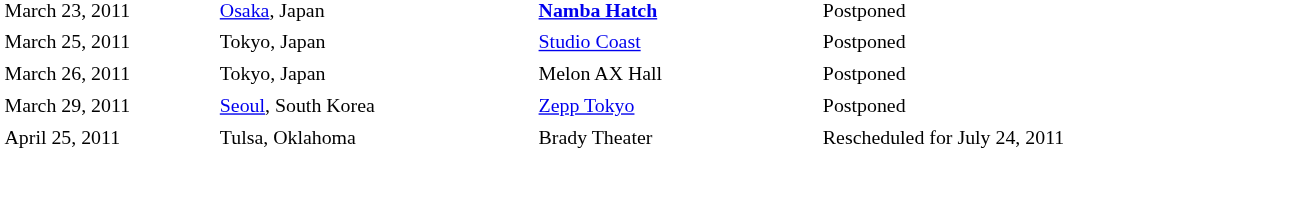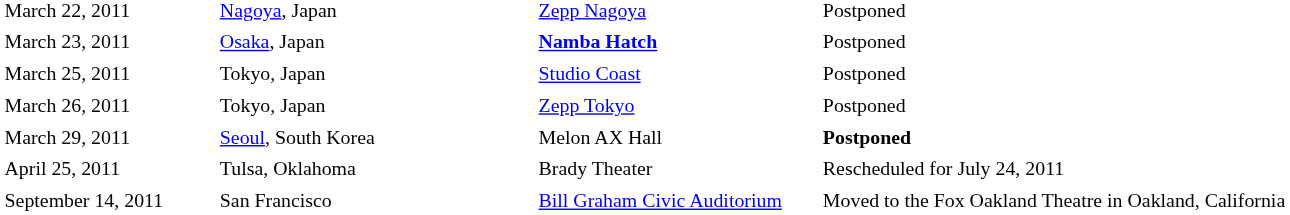+ row: (67, 10)
(600, 73) Melon AX Hall -> (587, 105) Zepp Tokyo
(587, 105) Zepp Tokyo -> (600, 137) Melon AX Hall
(864, 105) normal -> (867, 137) bold
+ row: (84, 200)
